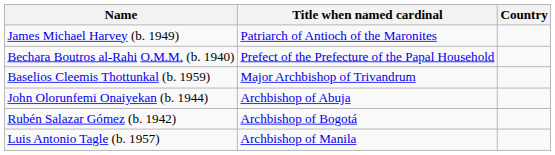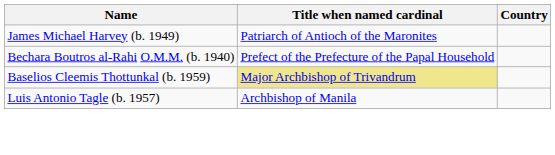(328, 77) no background -> (328, 77) khaki background
- row: (108, 98)
- row: (92, 118)
